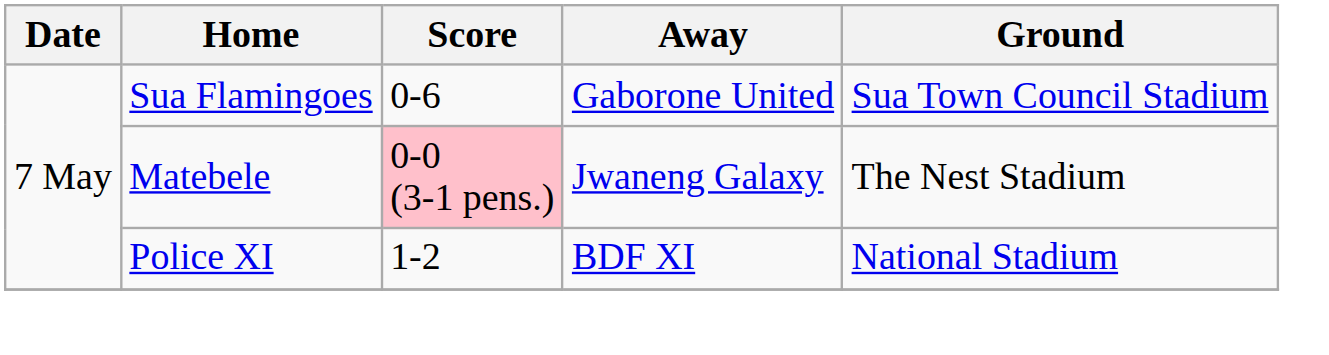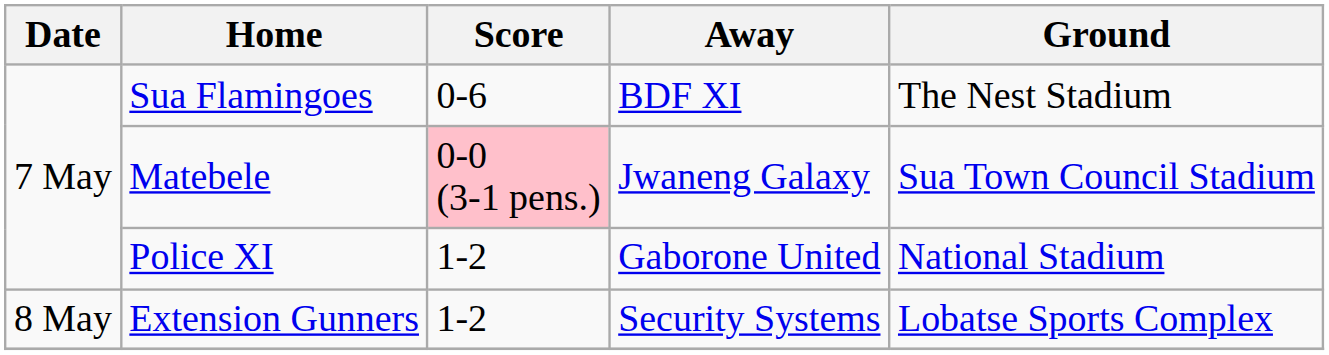(703, 94) Gaborone United -> (680, 94) BDF XI
(1060, 94) Sua Town Council Stadium -> (1035, 94) The Nest Stadium
(989, 176) The Nest Stadium -> (1106, 176) Sua Town Council Stadium
(634, 257) BDF XI -> (749, 257) Gaborone United
+ row: (274, 317)
